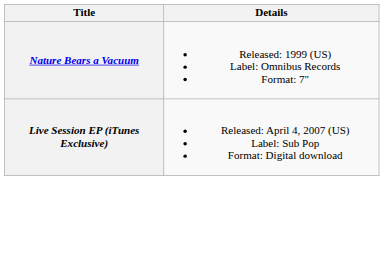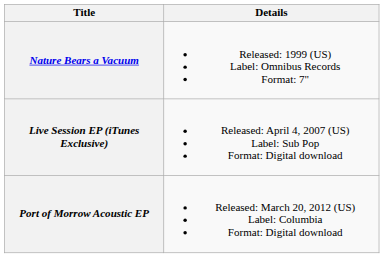+ row: (84, 214)
